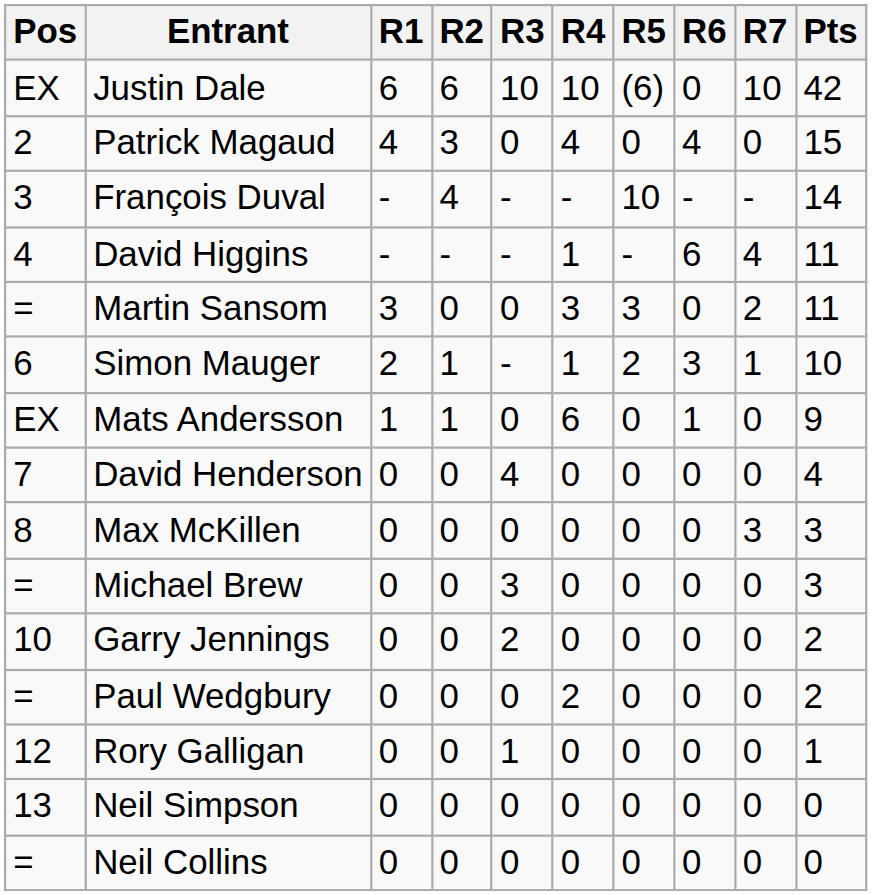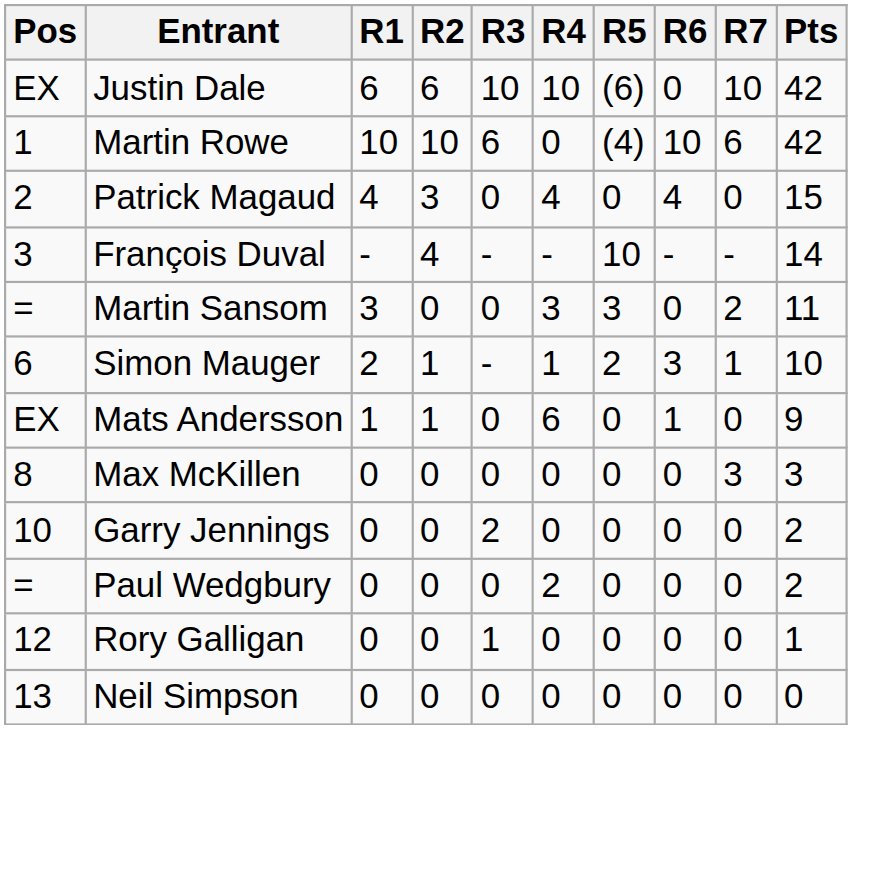+ row: (191, 142)
- row: (201, 253)
- row: (228, 474)
- row: (198, 585)
- row: (180, 861)
